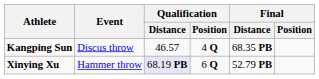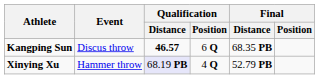(167, 47) normal -> (167, 47) bold
(210, 47) 4 Q -> (210, 47) 6 Q
(210, 65) 6 Q -> (210, 65) 4 Q
